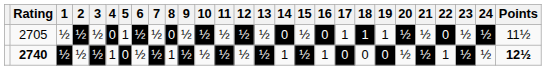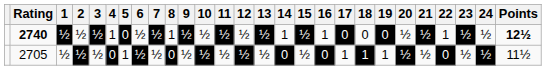rows swapped: (33, 55) <-> (33, 34)
